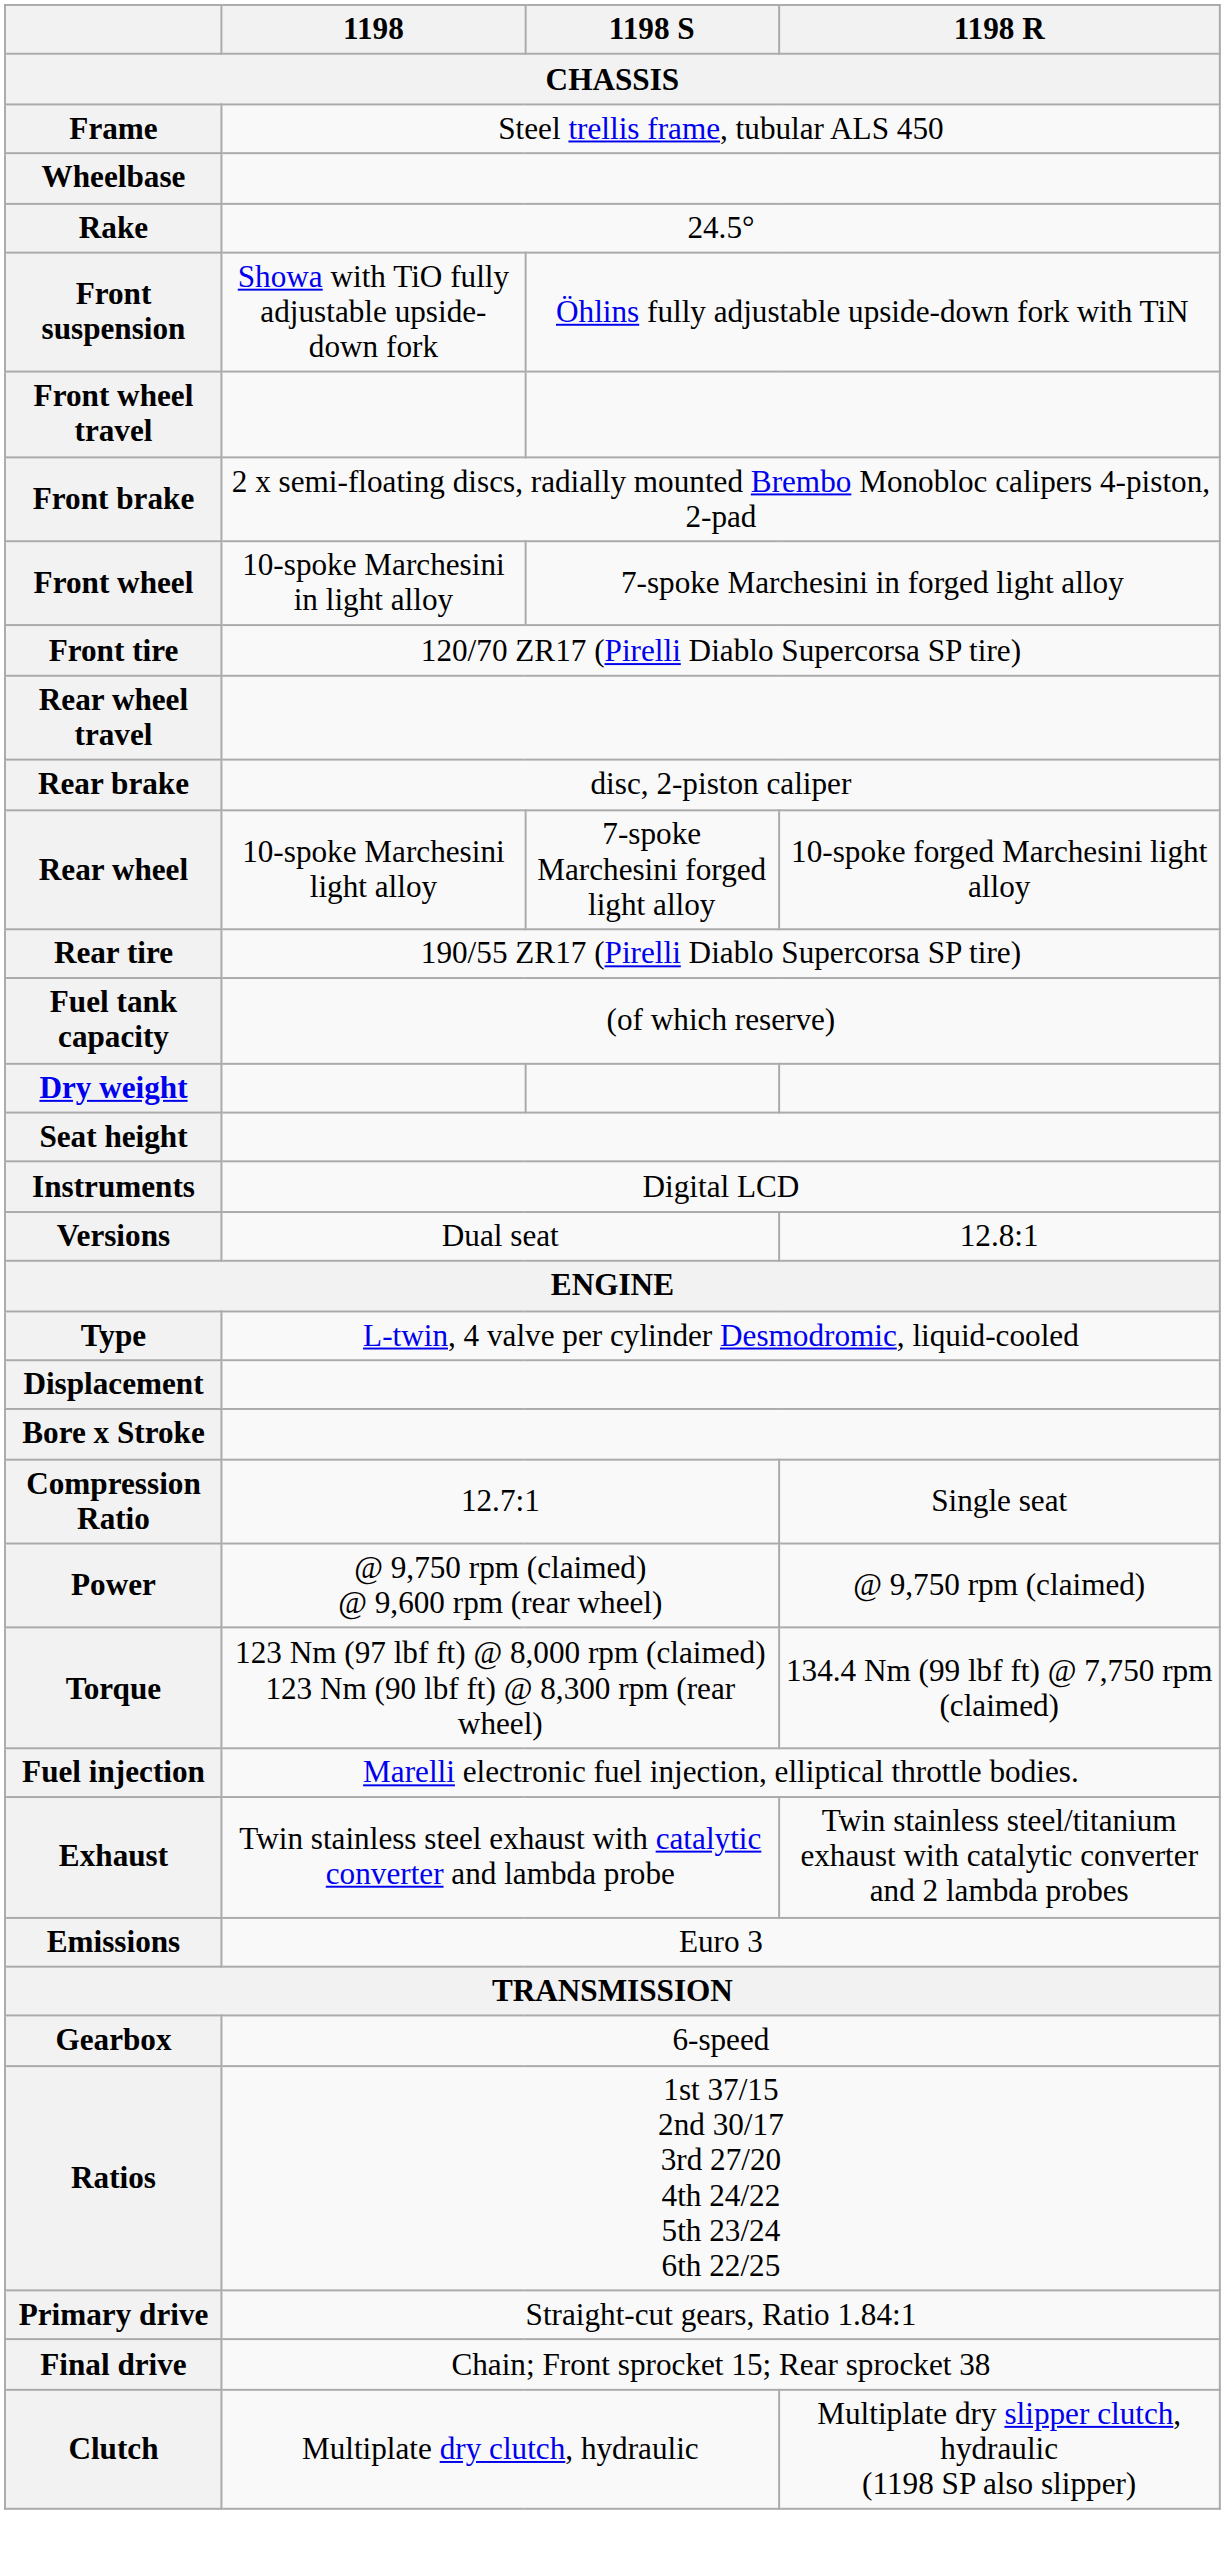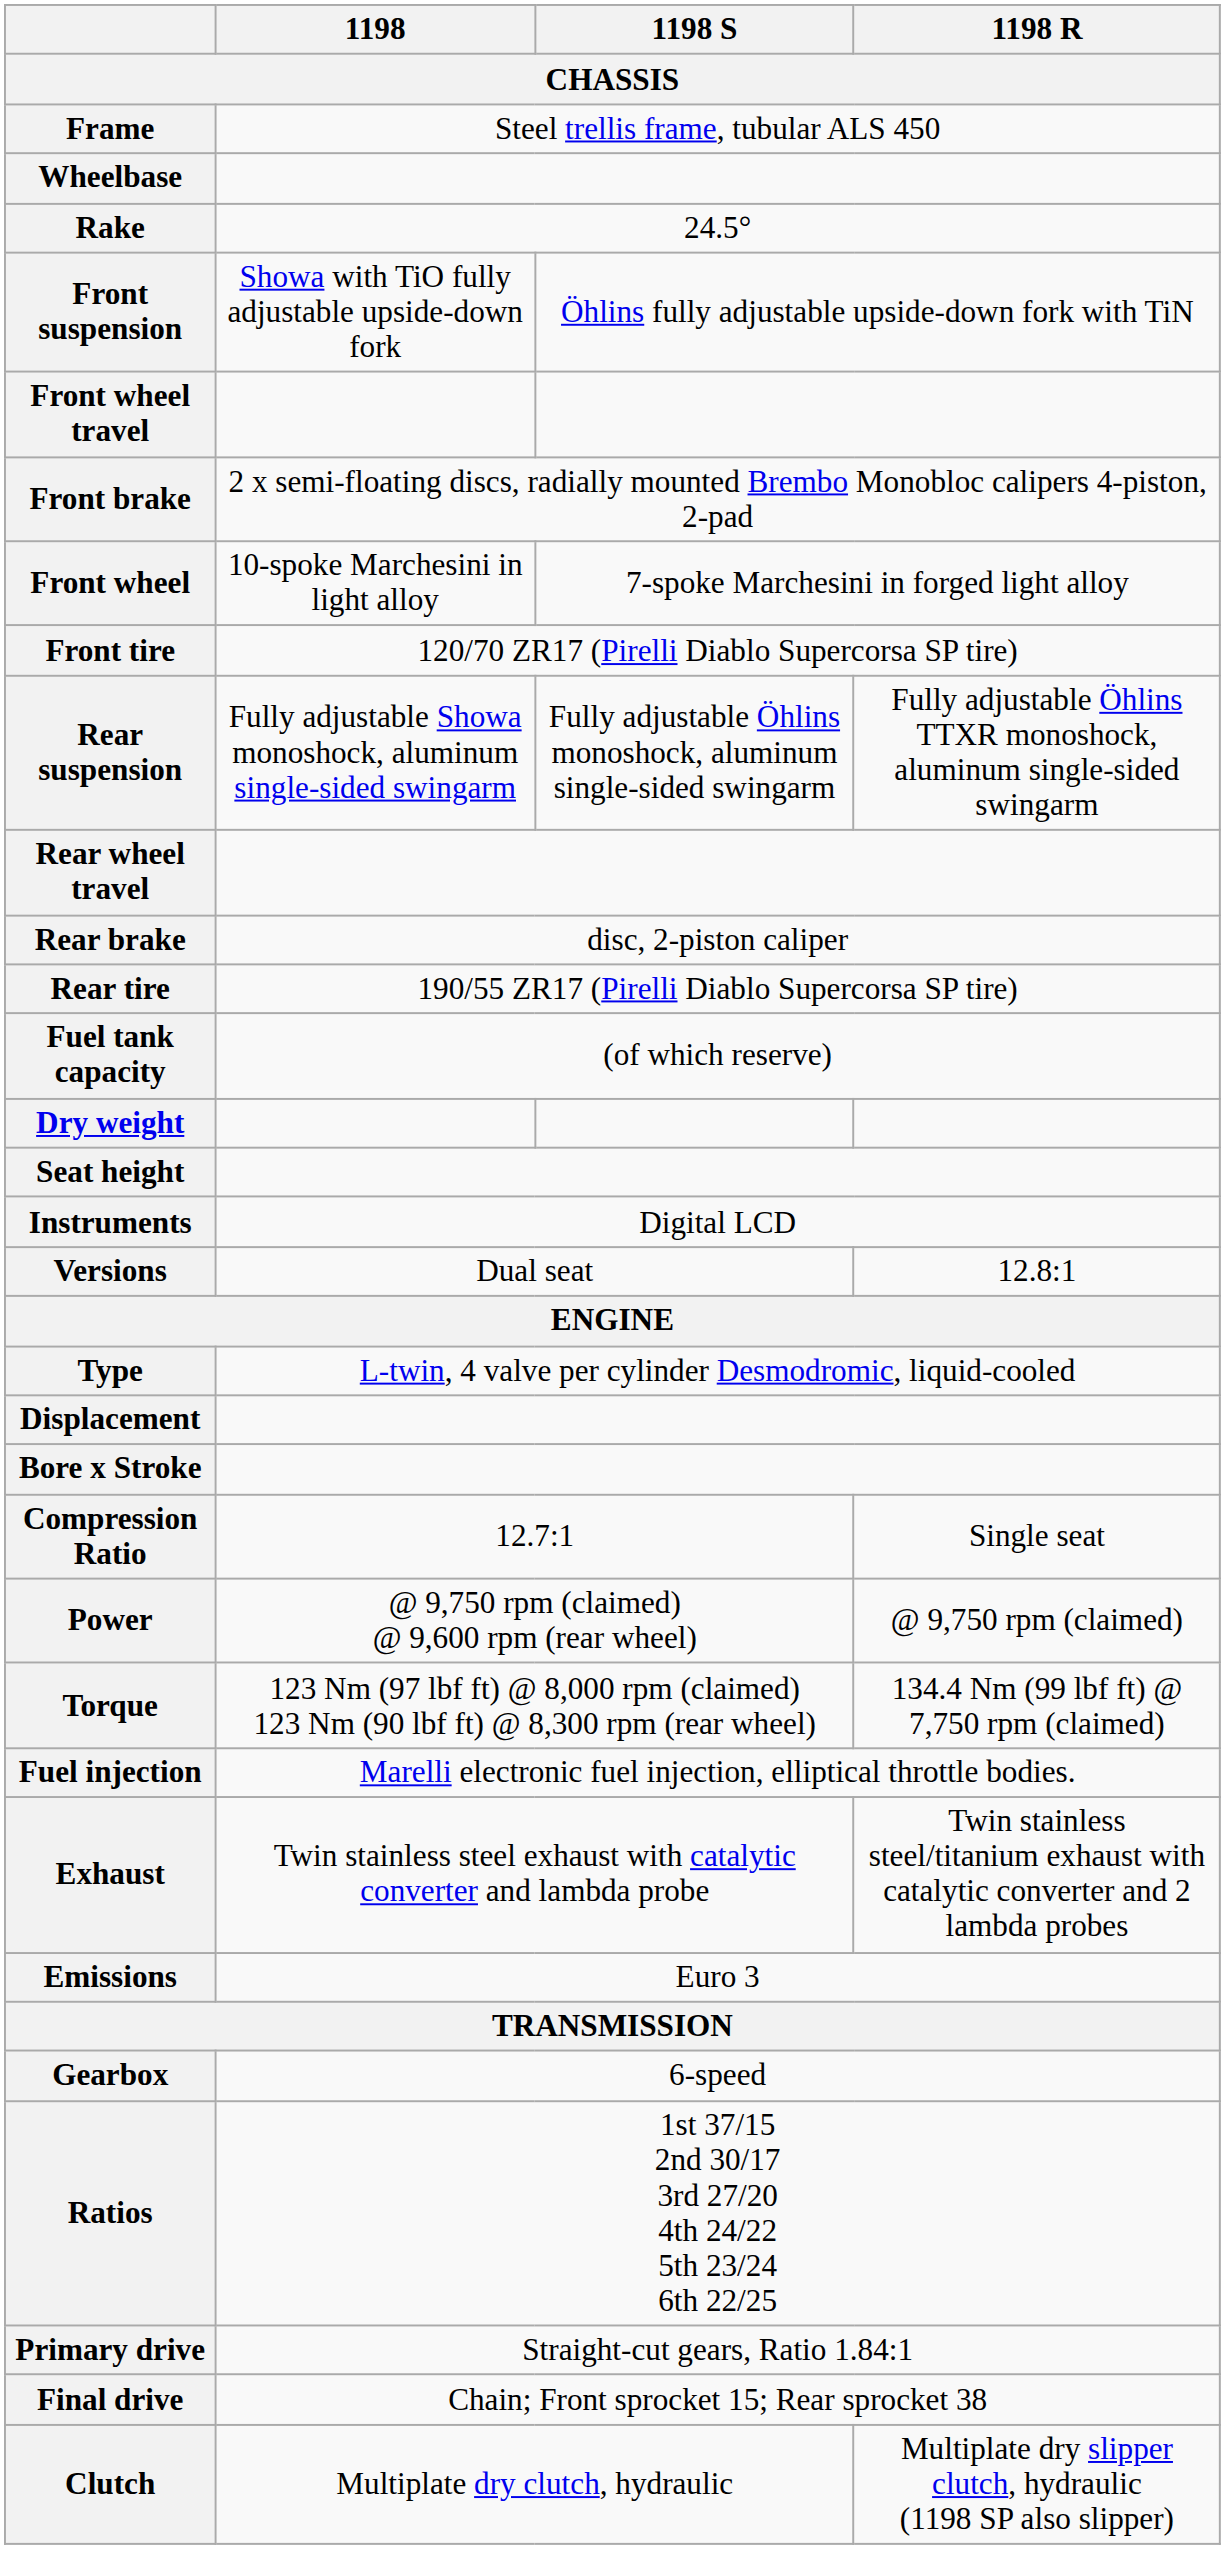+ row: (110, 752)
- row: (113, 868)
